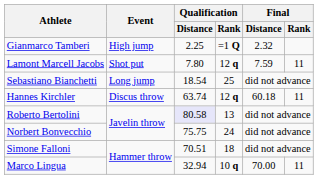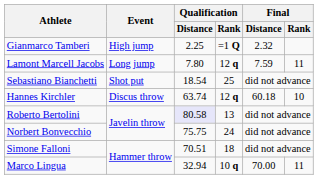(126, 63) Shot put -> (132, 63) Long jump
(132, 80) Long jump -> (126, 80) Shot put
(299, 98) 11 -> (299, 98) 10
